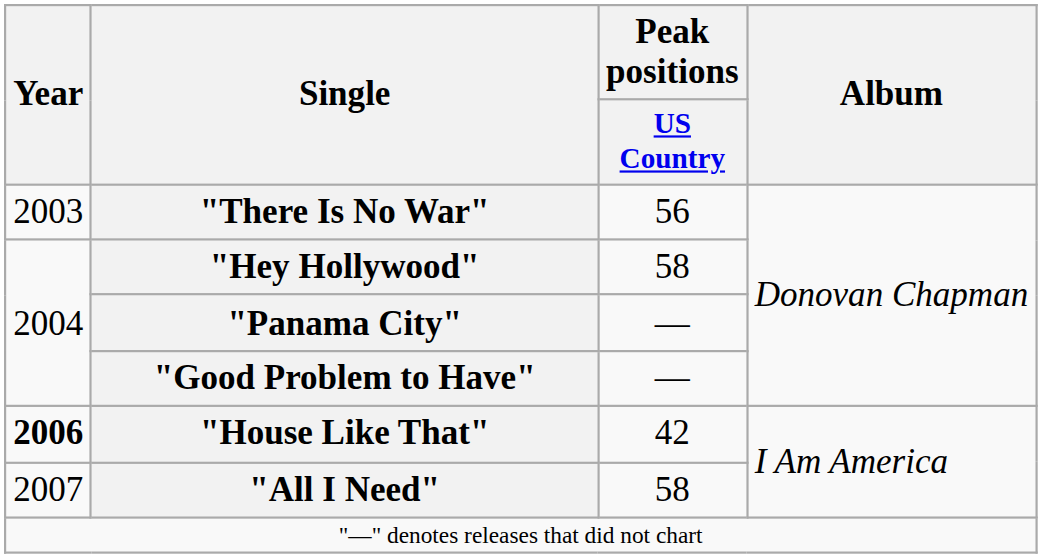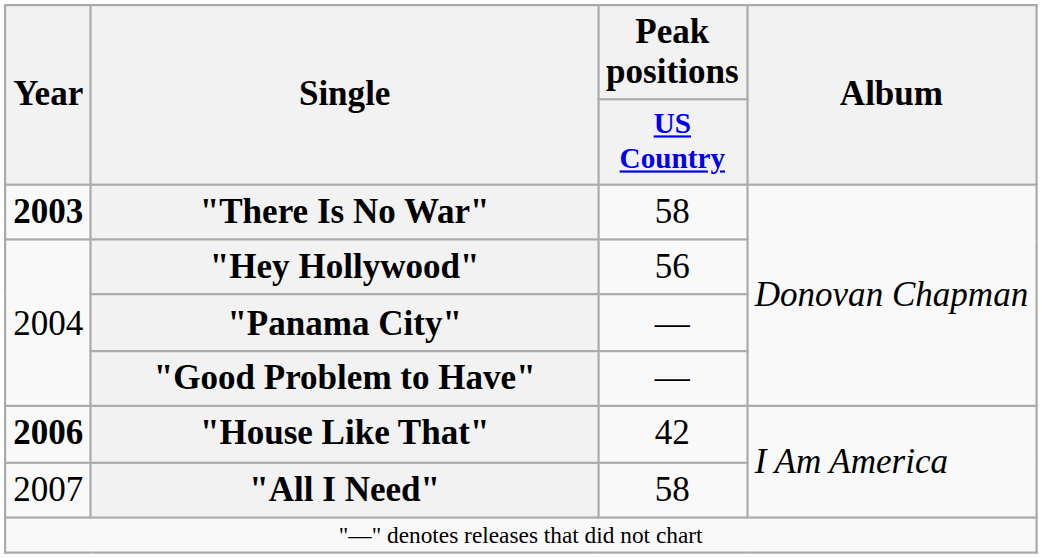(48, 211) normal -> (48, 211) bold
(672, 211) 56 -> (672, 211) 58
(672, 266) 58 -> (672, 266) 56
